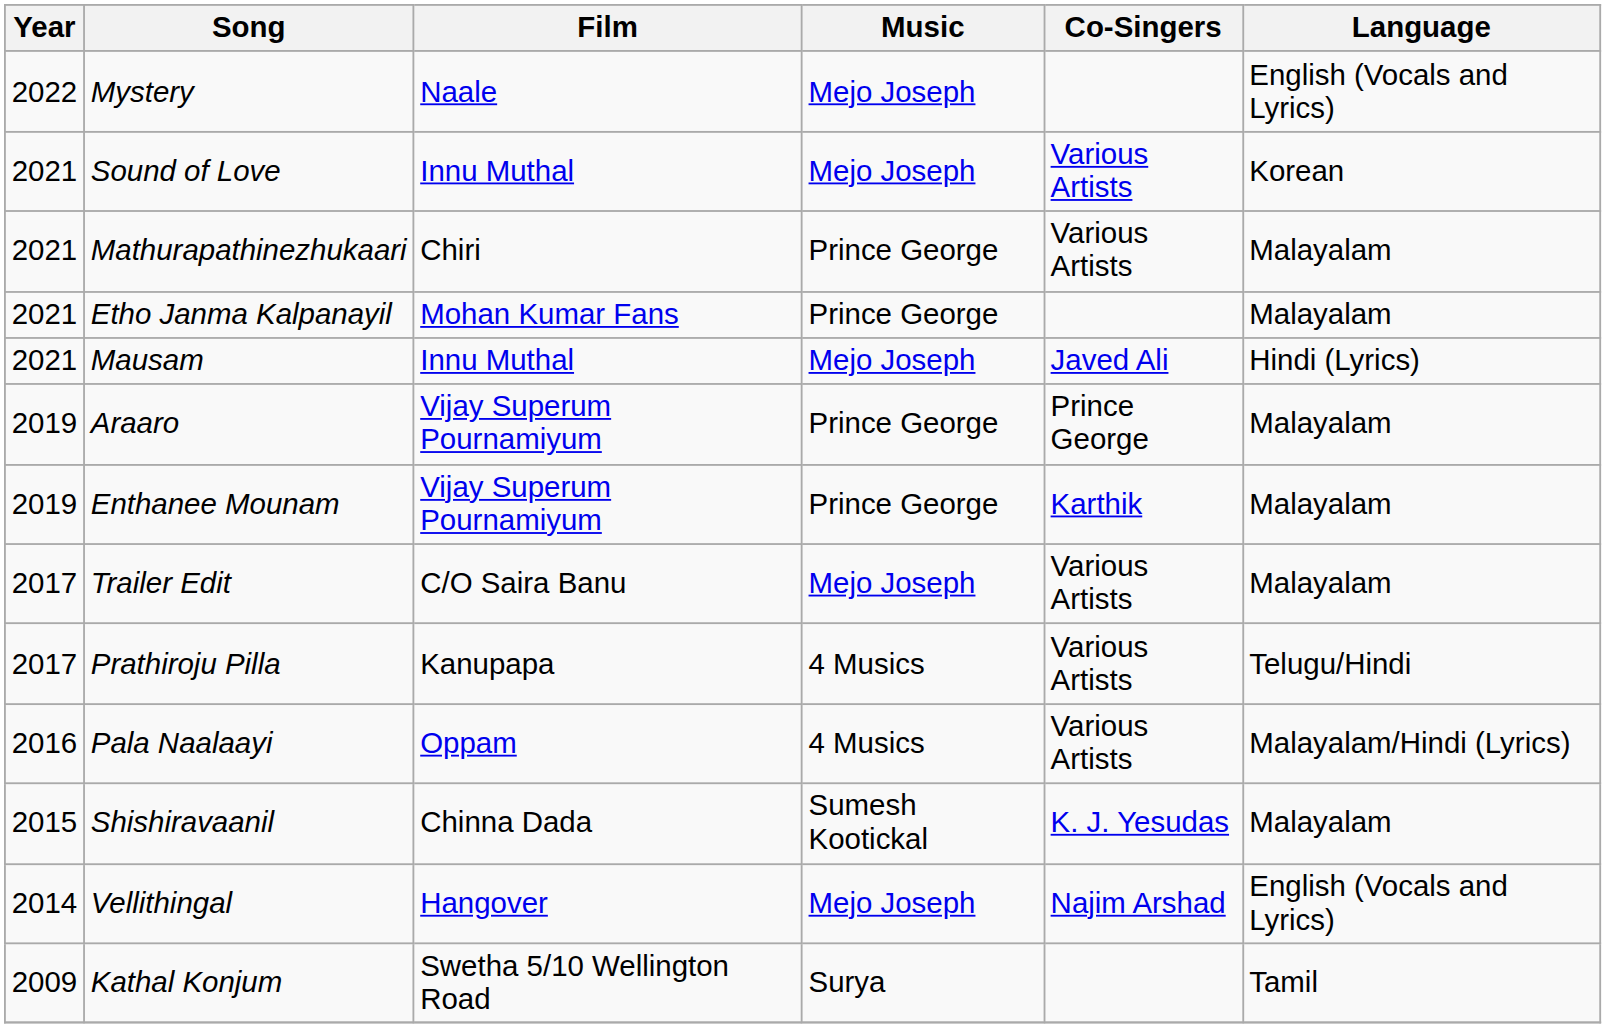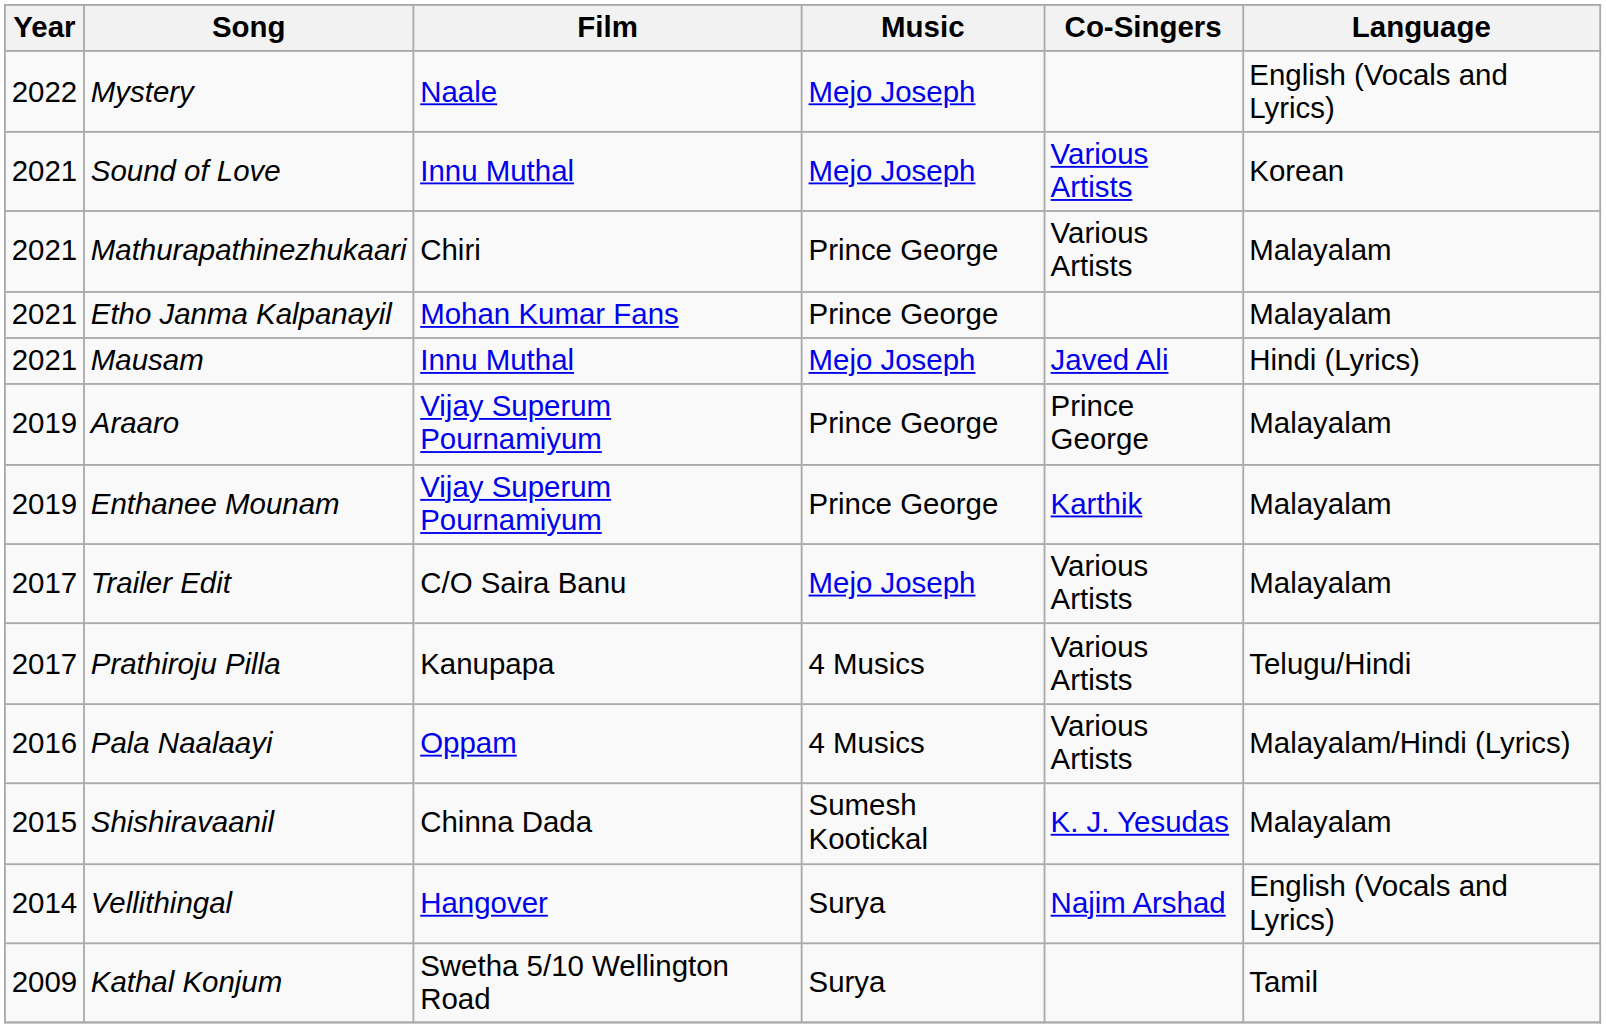(892, 902) Mejo Joseph -> (847, 902) Surya
